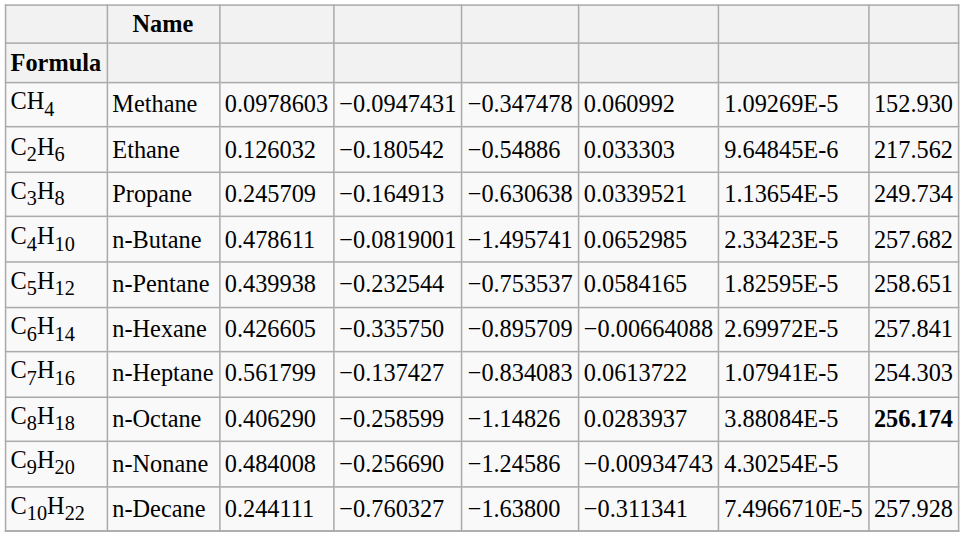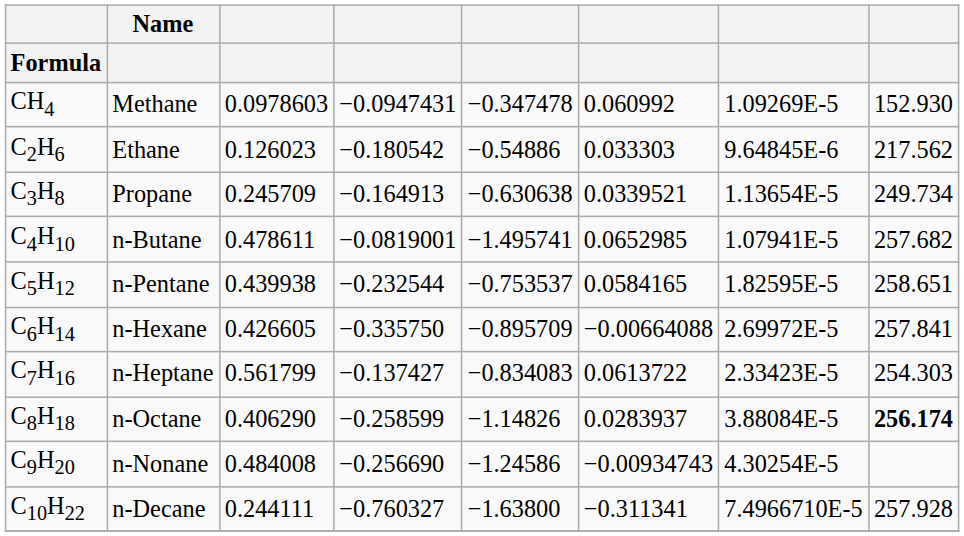(270, 149) 0.126032 -> (270, 149) 0.126023
(781, 239) 2.33423E-5 -> (781, 239) 1.07941E-5
(781, 374) 1.07941E-5 -> (781, 374) 2.33423E-5
